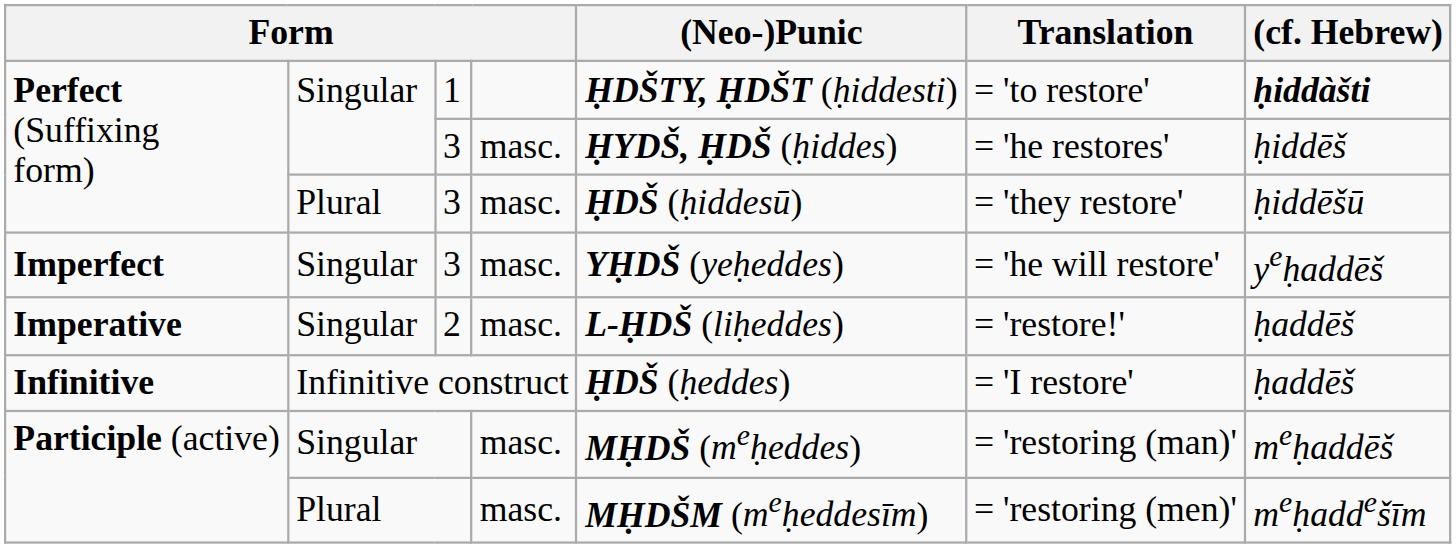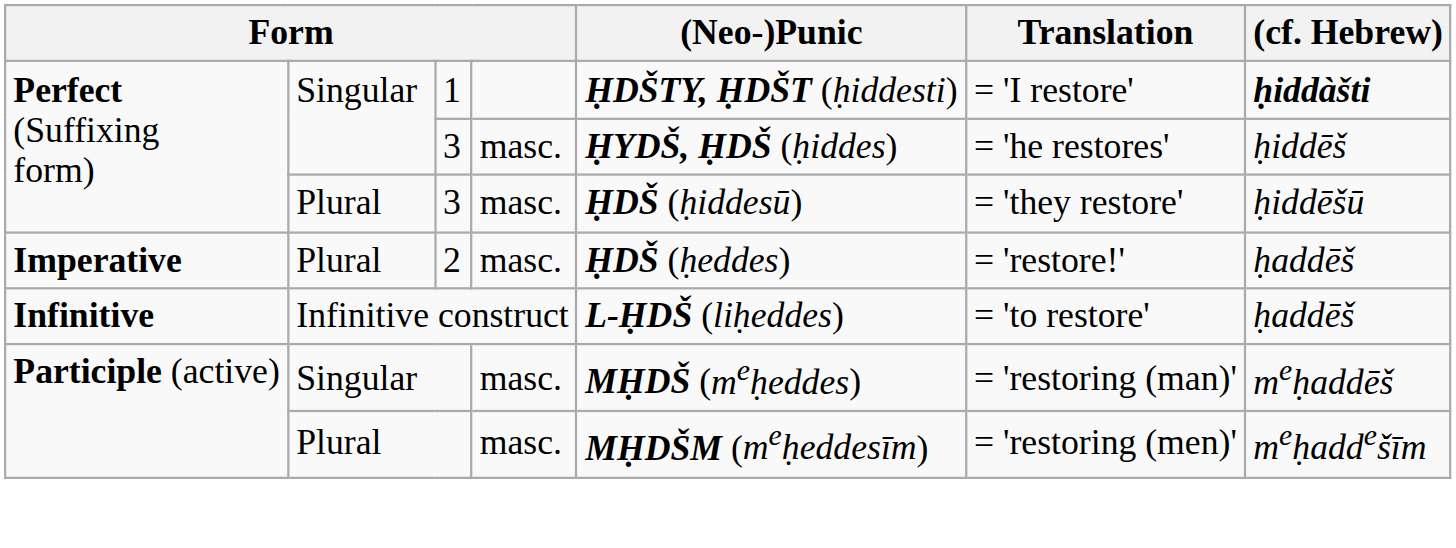(1062, 89) = 'to restore' -> (1054, 89) = 'I restore'
- row: (89, 263)
(357, 325) Singular -> (339, 259) Plural
(715, 325) L-ḤDŠ (liḥeddes) -> (688, 259) ḤDŠ (ḥeddes)
(688, 381) ḤDŠ (ḥeddes) -> (715, 315) L-ḤDŠ (liḥeddes)
(1054, 381) = 'I restore' -> (1062, 315) = 'to restore'
